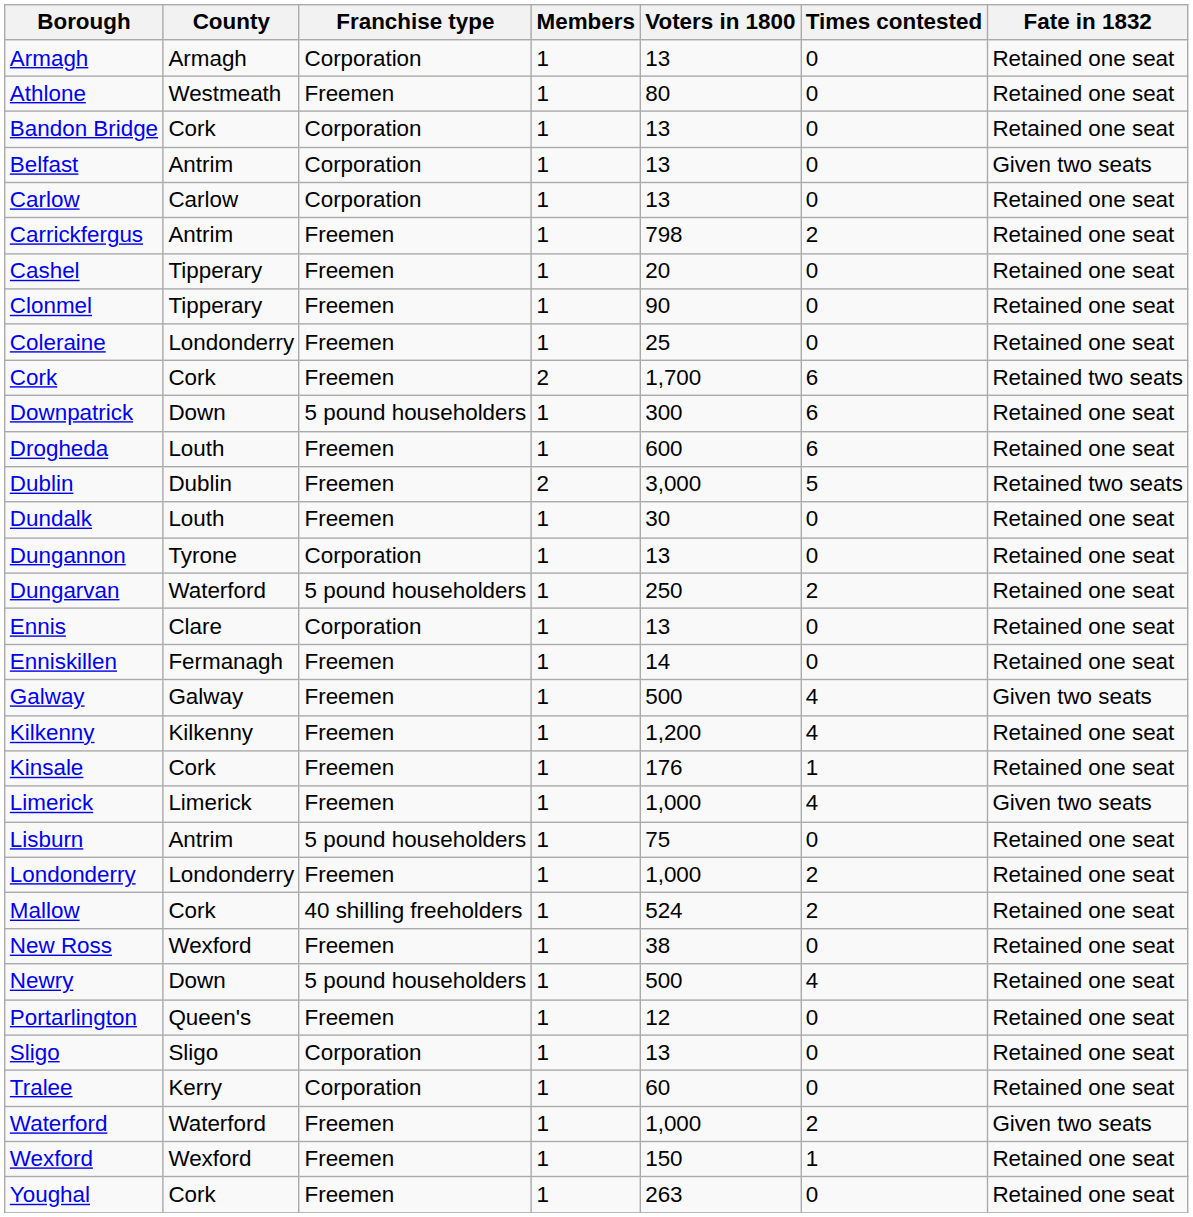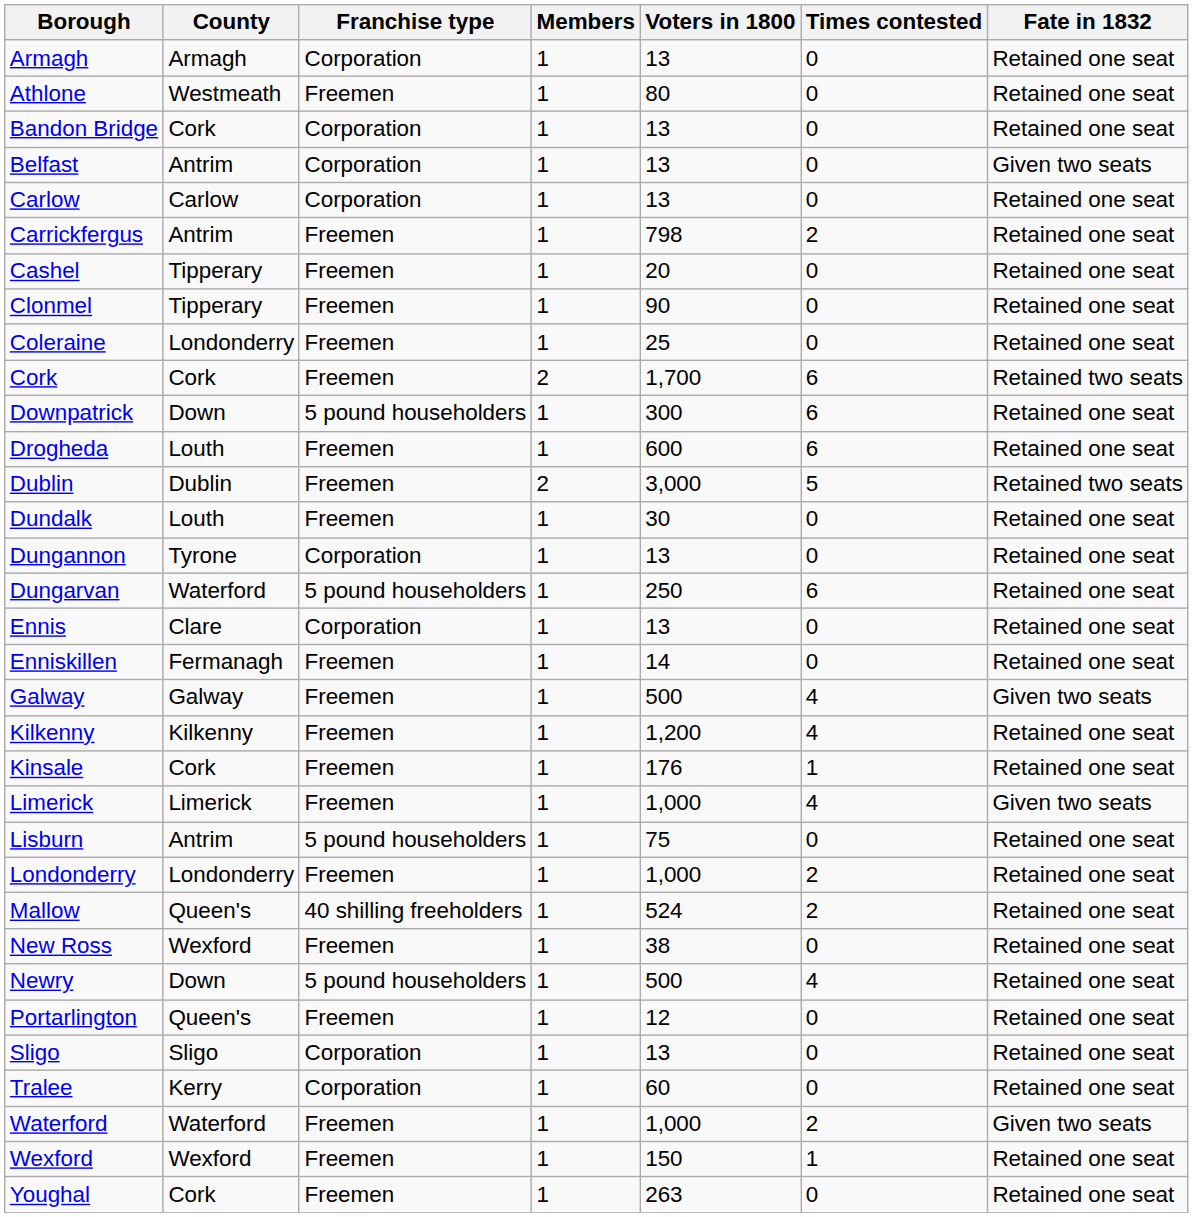(812, 590) 2 -> (812, 590) 6
(192, 910) Cork -> (210, 910) Queen's
